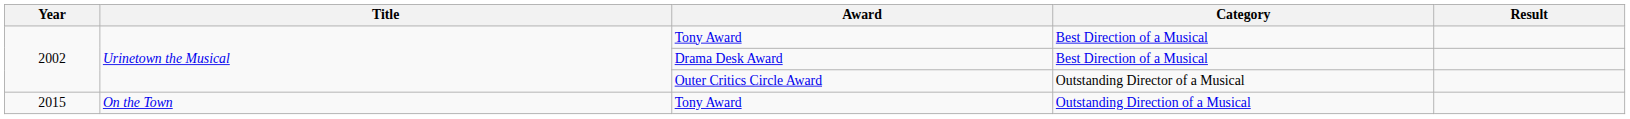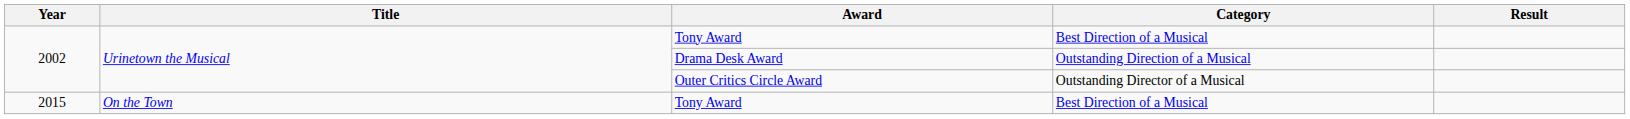(1132, 59) Best Direction of a Musical -> (1153, 59) Outstanding Direction of a Musical
(1153, 102) Outstanding Direction of a Musical -> (1132, 102) Best Direction of a Musical
